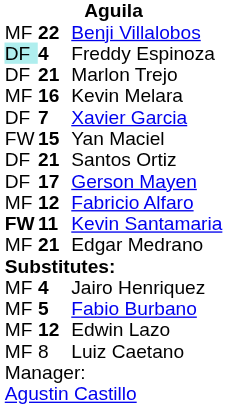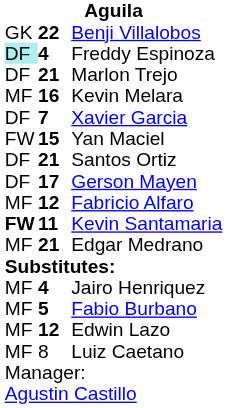(19, 31) MF -> (19, 31) GK
